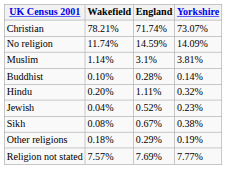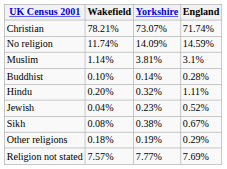columns swapped: (198, 12) <-> (154, 12)
